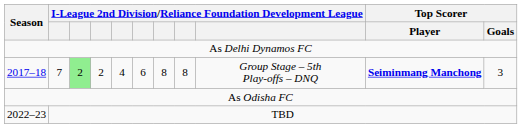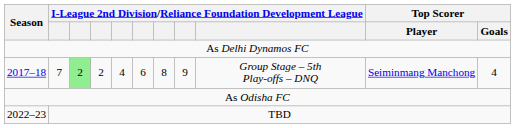(185, 72) 8 -> (185, 72) 9
(425, 72) bold -> (422, 72) normal
(500, 72) 3 -> (494, 72) 4
